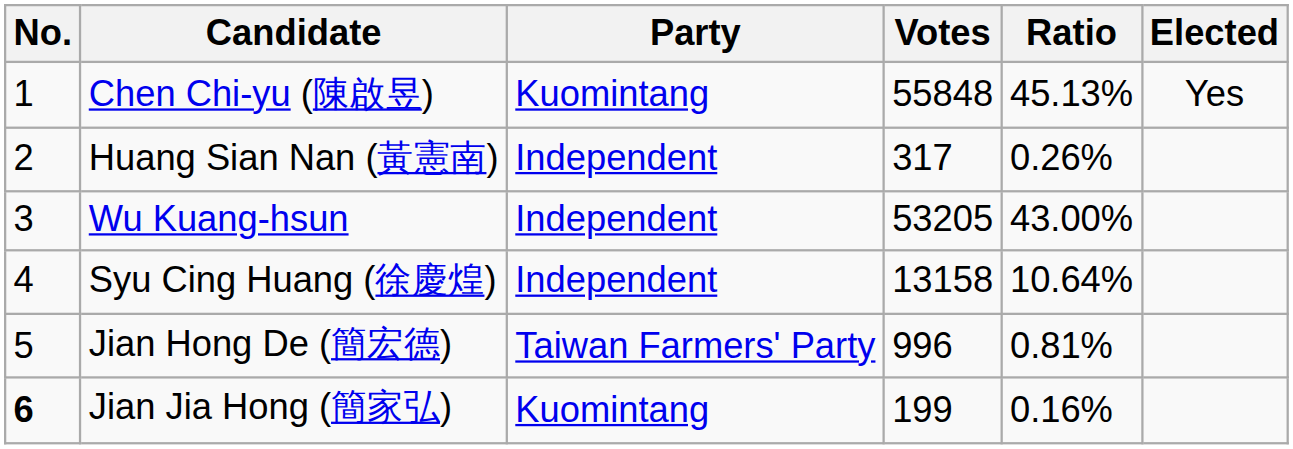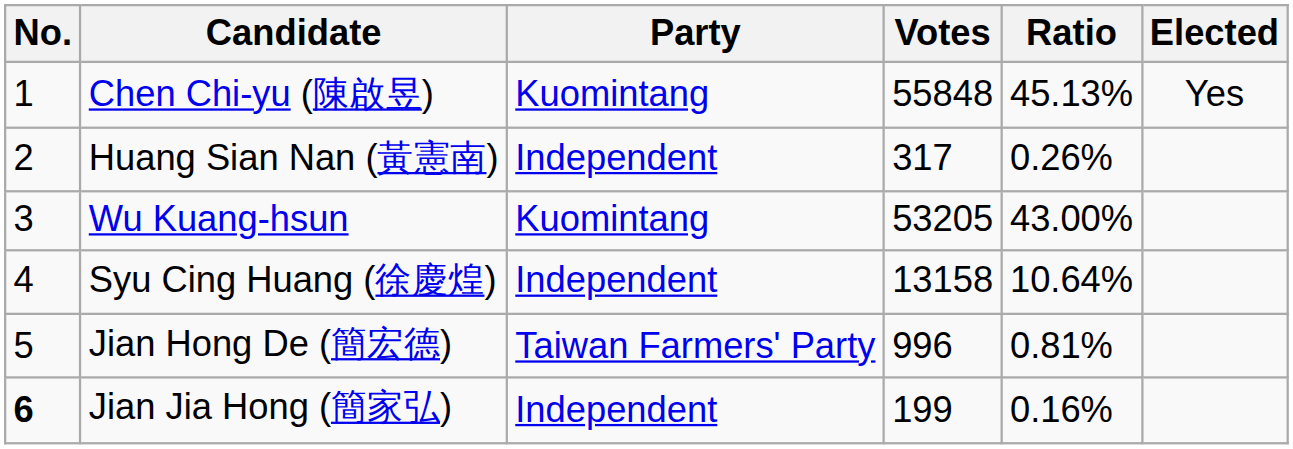(616, 219) Independent -> (612, 219) Kuomintang
(612, 409) Kuomintang -> (616, 409) Independent
